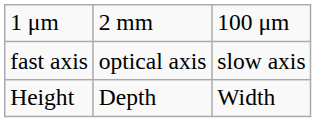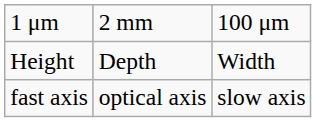rows swapped: (42, 97) <-> (49, 60)
